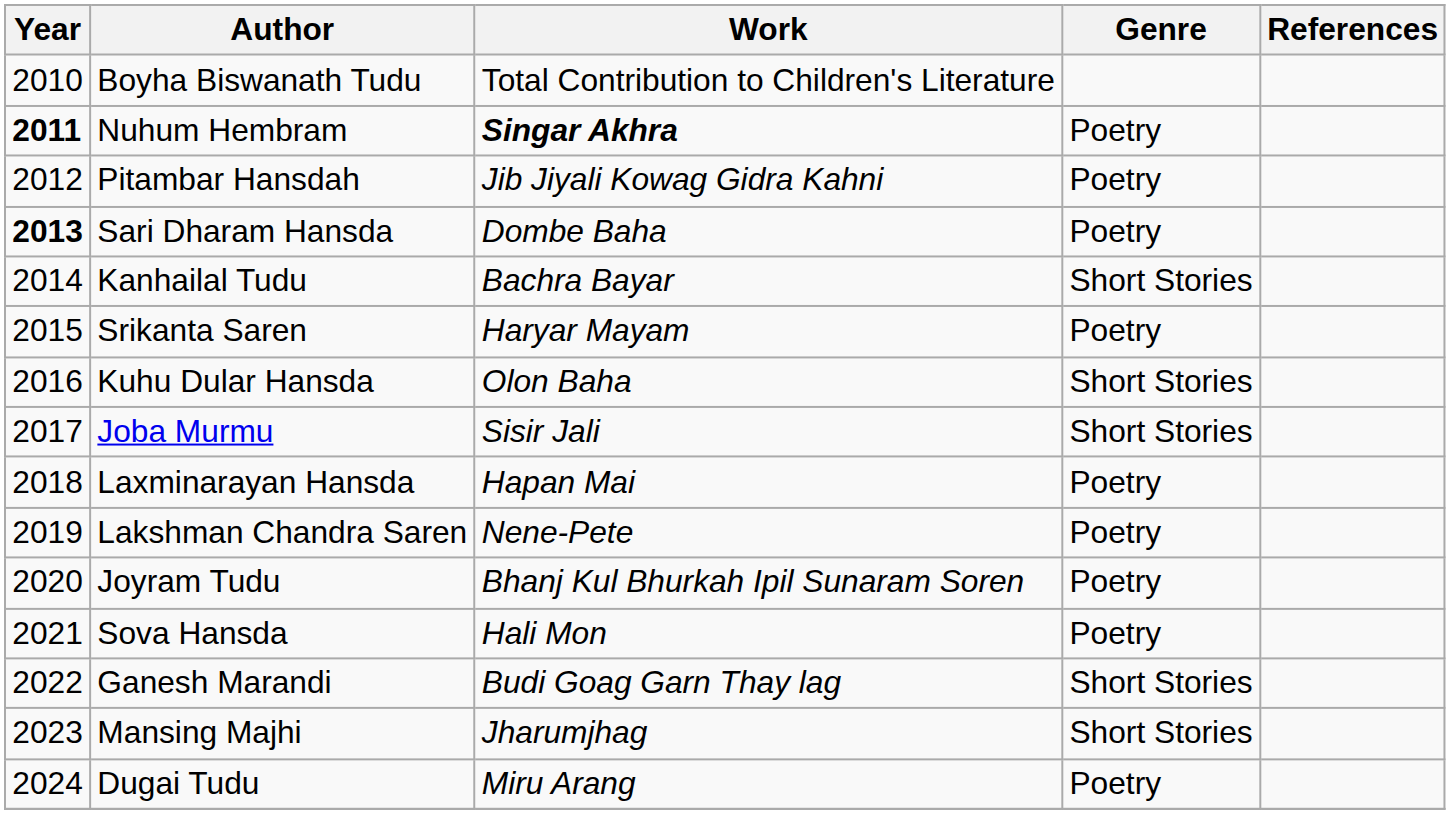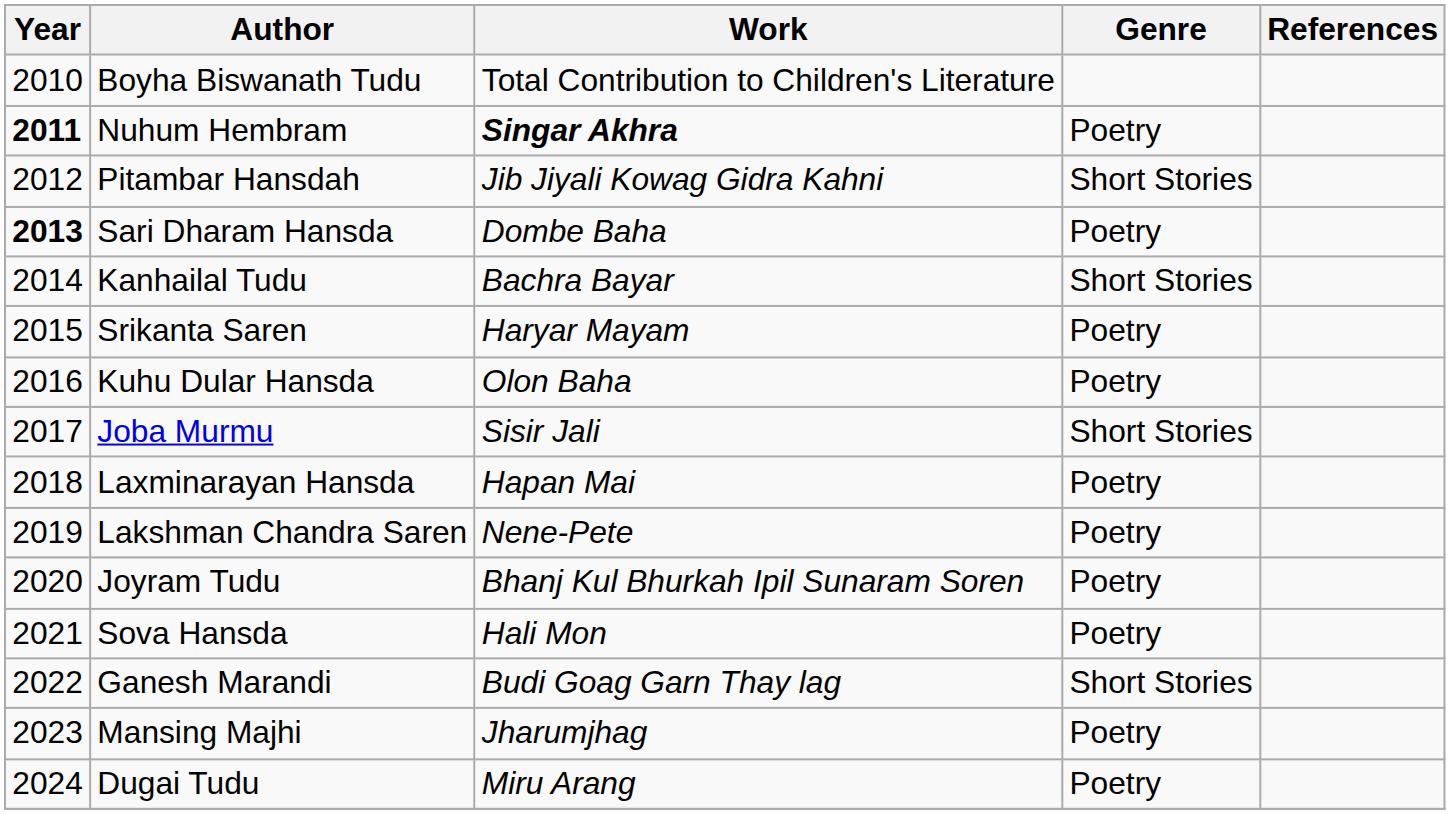(1115, 180) Poetry -> (1161, 180) Short Stories
(1161, 381) Short Stories -> (1115, 381) Poetry
(1161, 733) Short Stories -> (1115, 733) Poetry
